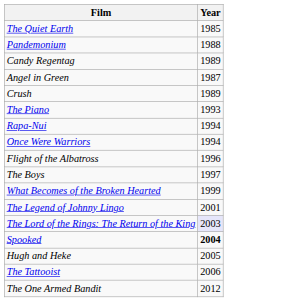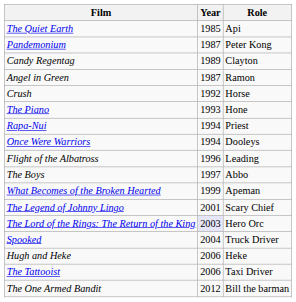+ column: (257, 12)
(210, 45) 1988 -> (210, 45) 1987
(210, 93) 1989 -> (210, 93) 1992
(210, 239) bold -> (210, 239) normal
(210, 256) 2005 -> (210, 256) 2006
